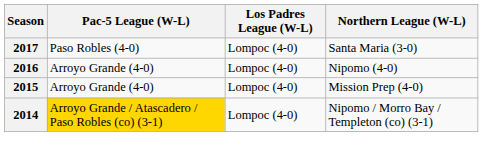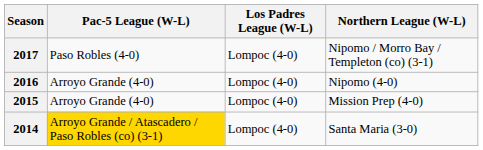(373, 48) Santa Maria (3-0) -> (385, 55) Nipomo / Morro Bay / Templeton (co) (3-1)
(385, 114) Nipomo / Morro Bay / Templeton (co) (3-1) -> (373, 128) Santa Maria (3-0)
